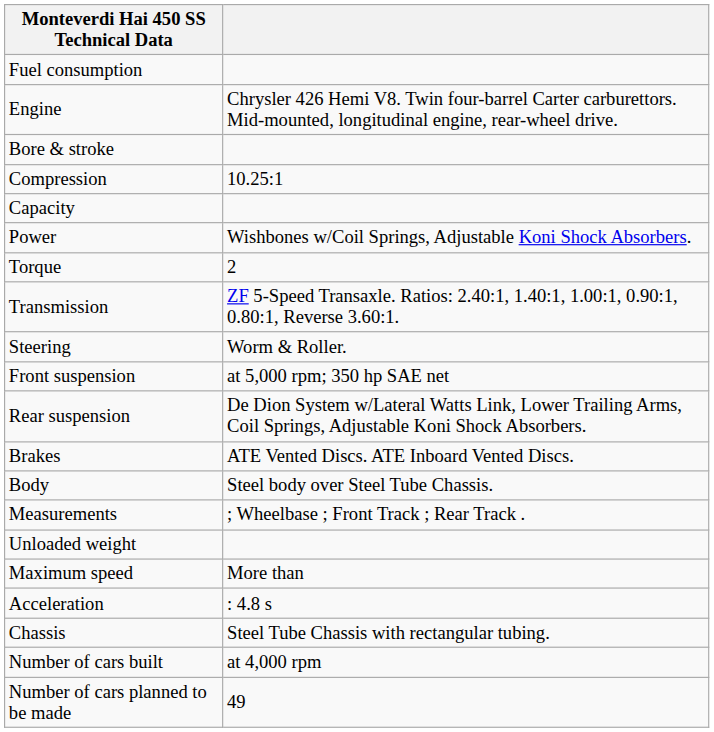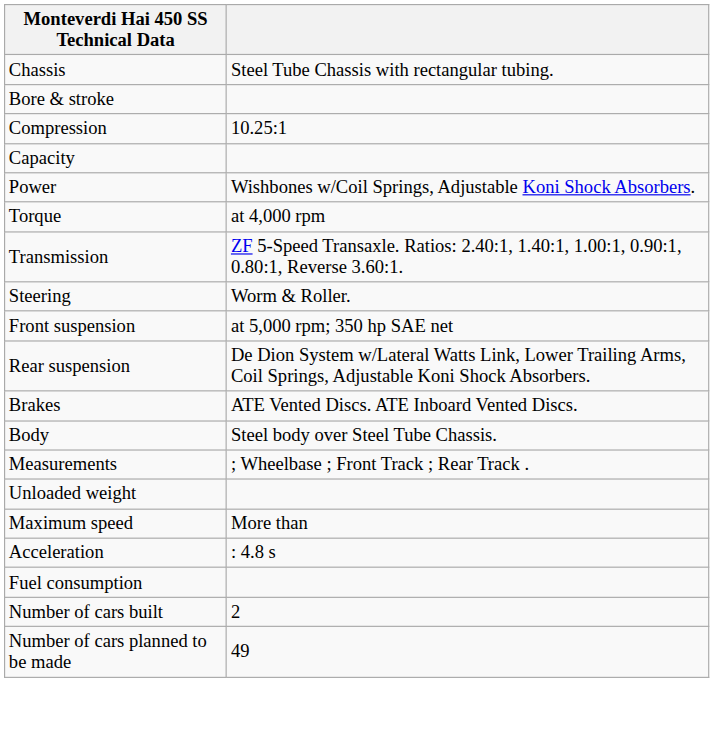rows swapped: (37, 632) <-> (76, 69)
- row: (35, 109)
(232, 267) 2 -> (278, 216) at 4,000 rpm
(274, 662) at 4,000 rpm -> (236, 611) 2
